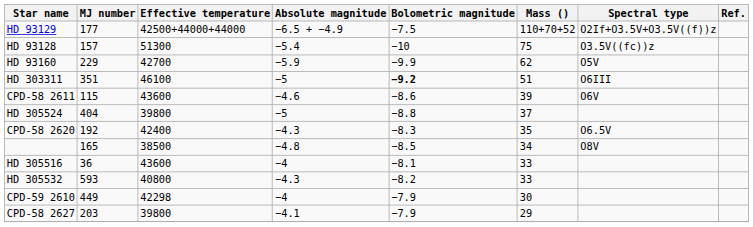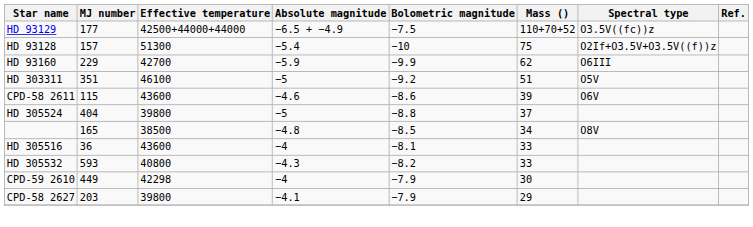(648, 30) O2If+O3.5V+O3.5V((f))z -> (617, 30) O3.5V((fc))z
(617, 46) O3.5V((fc))z -> (648, 46) O2If+O3.5V+O3.5V((f))z
(590, 63) O5V -> (596, 63) O6III
(404, 80) bold -> (404, 80) normal
(596, 80) O6III -> (590, 80) O5V
- row: (41, 130)
